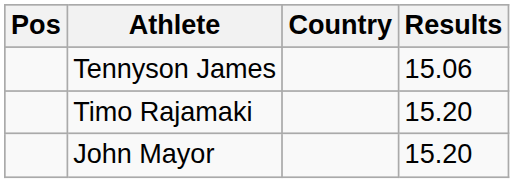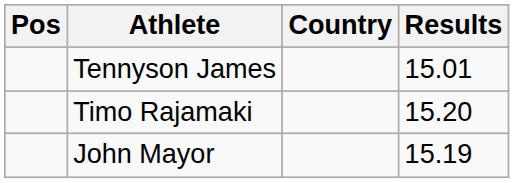(438, 68) 15.06 -> (438, 68) 15.01
(438, 154) 15.20 -> (438, 154) 15.19
